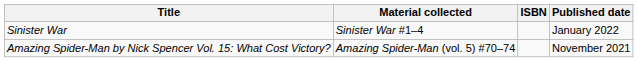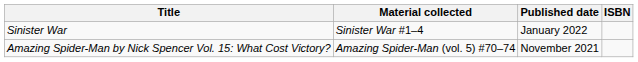columns swapped: (591, 13) <-> (534, 13)
